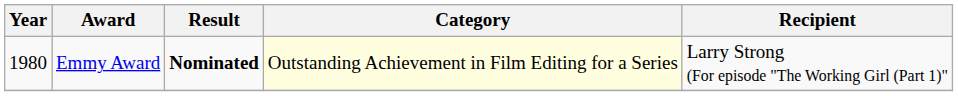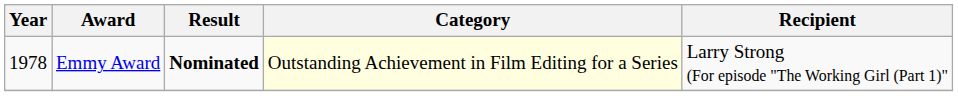(28, 63) 1980 -> (28, 63) 1978
